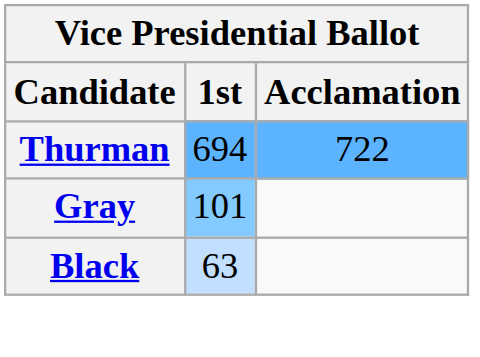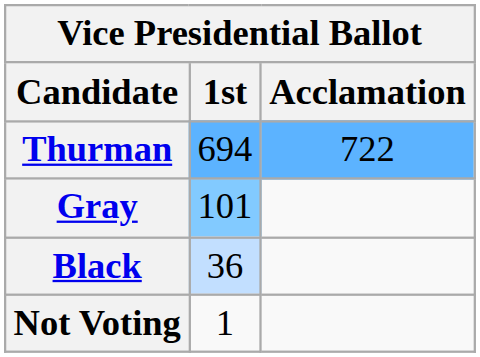(220, 264) 63 -> (225, 264) 36
+ row: (97, 322)
